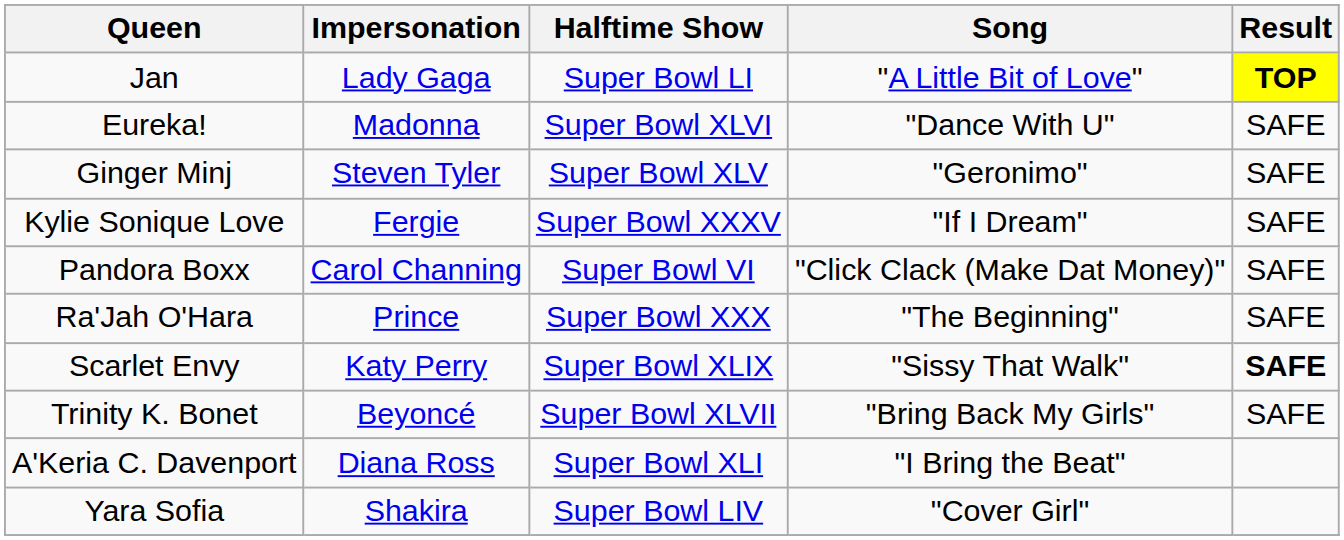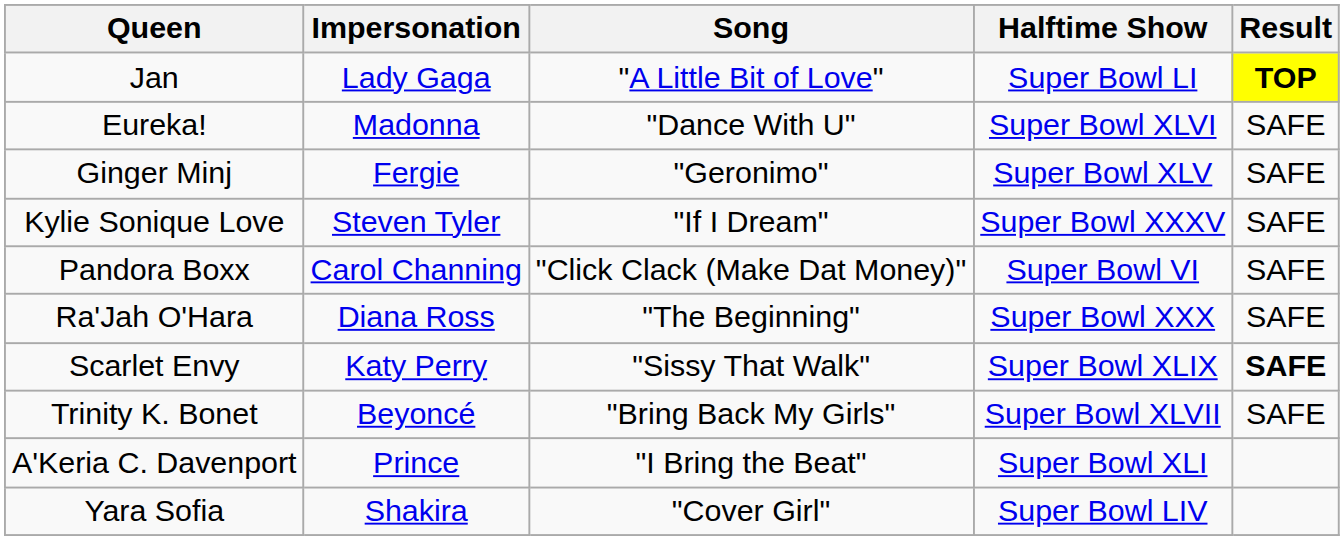columns swapped: (1010, 28) <-> (658, 28)
(416, 173) Steven Tyler -> (416, 173) Fergie
(416, 221) Fergie -> (416, 221) Steven Tyler
(416, 317) Prince -> (416, 317) Diana Ross
(416, 462) Diana Ross -> (416, 462) Prince
